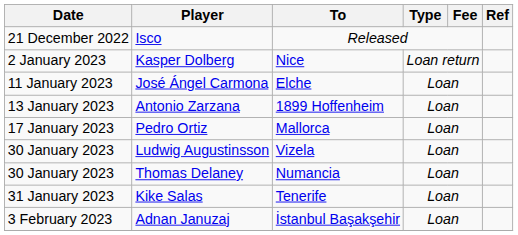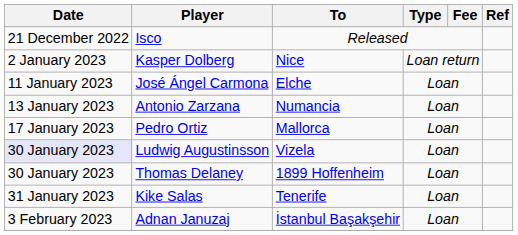(330, 106) 1899 Hoffenheim -> (308, 106) Numancia
(61, 151) no background -> (61, 151) lavender background
(308, 173) Numancia -> (330, 173) 1899 Hoffenheim
